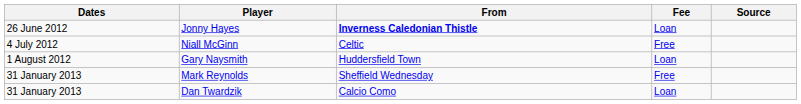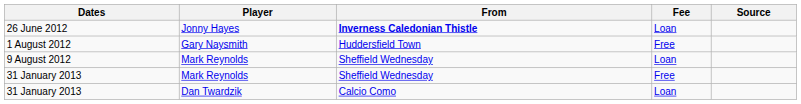- row: (32, 44)
(665, 60) Loan -> (664, 44) Free
+ row: (39, 60)
